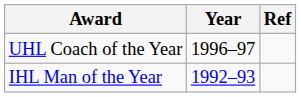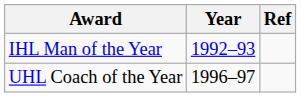rows swapped: (85, 77) <-> (96, 48)
